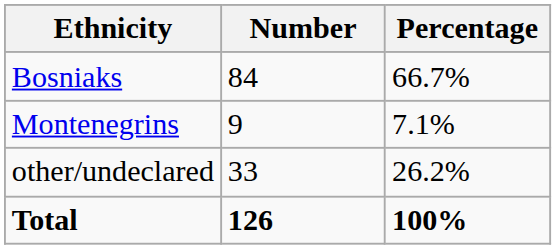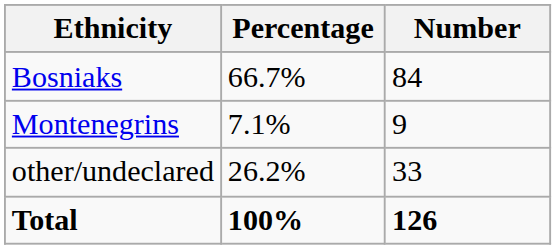columns swapped: (303, 28) <-> (467, 28)
